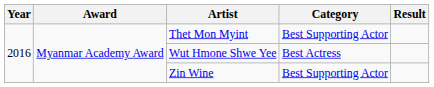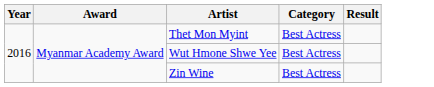(335, 34) Best Supporting Actor -> (311, 34) Best Actress
(335, 73) Best Supporting Actor -> (311, 73) Best Actress
